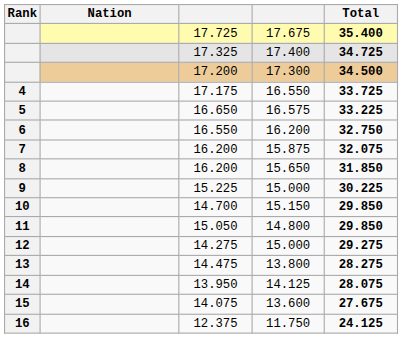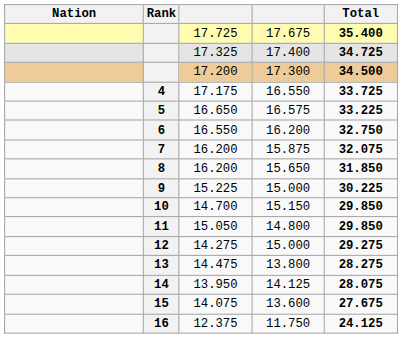columns swapped: (22, 14) <-> (110, 14)
